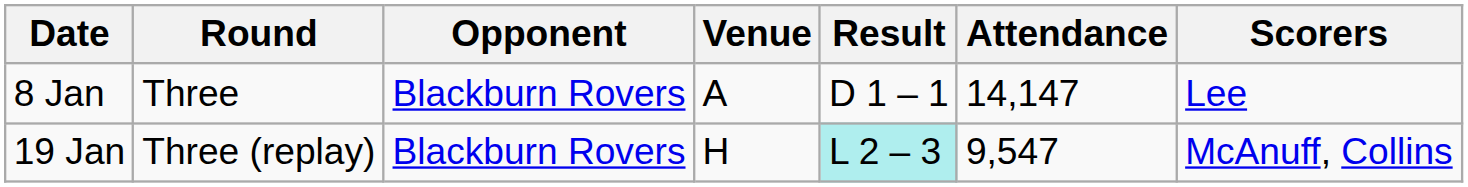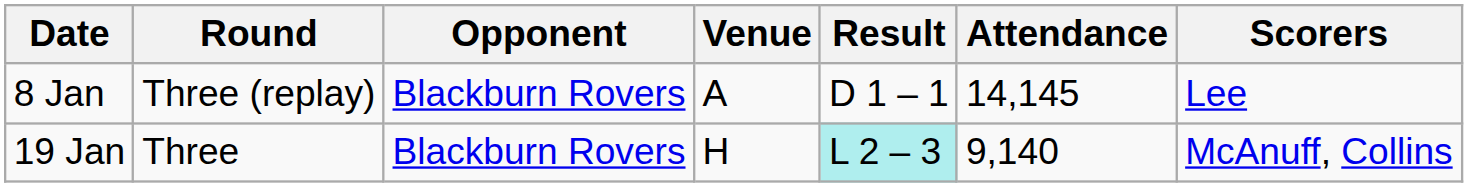(191, 92) Three -> (259, 92) Three (replay)
(1023, 92) 14,147 -> (1023, 92) 14,145
(259, 151) Three (replay) -> (191, 151) Three
(1012, 151) 9,547 -> (1012, 151) 9,140
